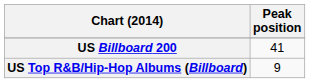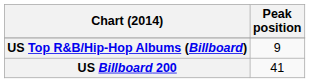rows swapped: (127, 48) <-> (127, 68)
